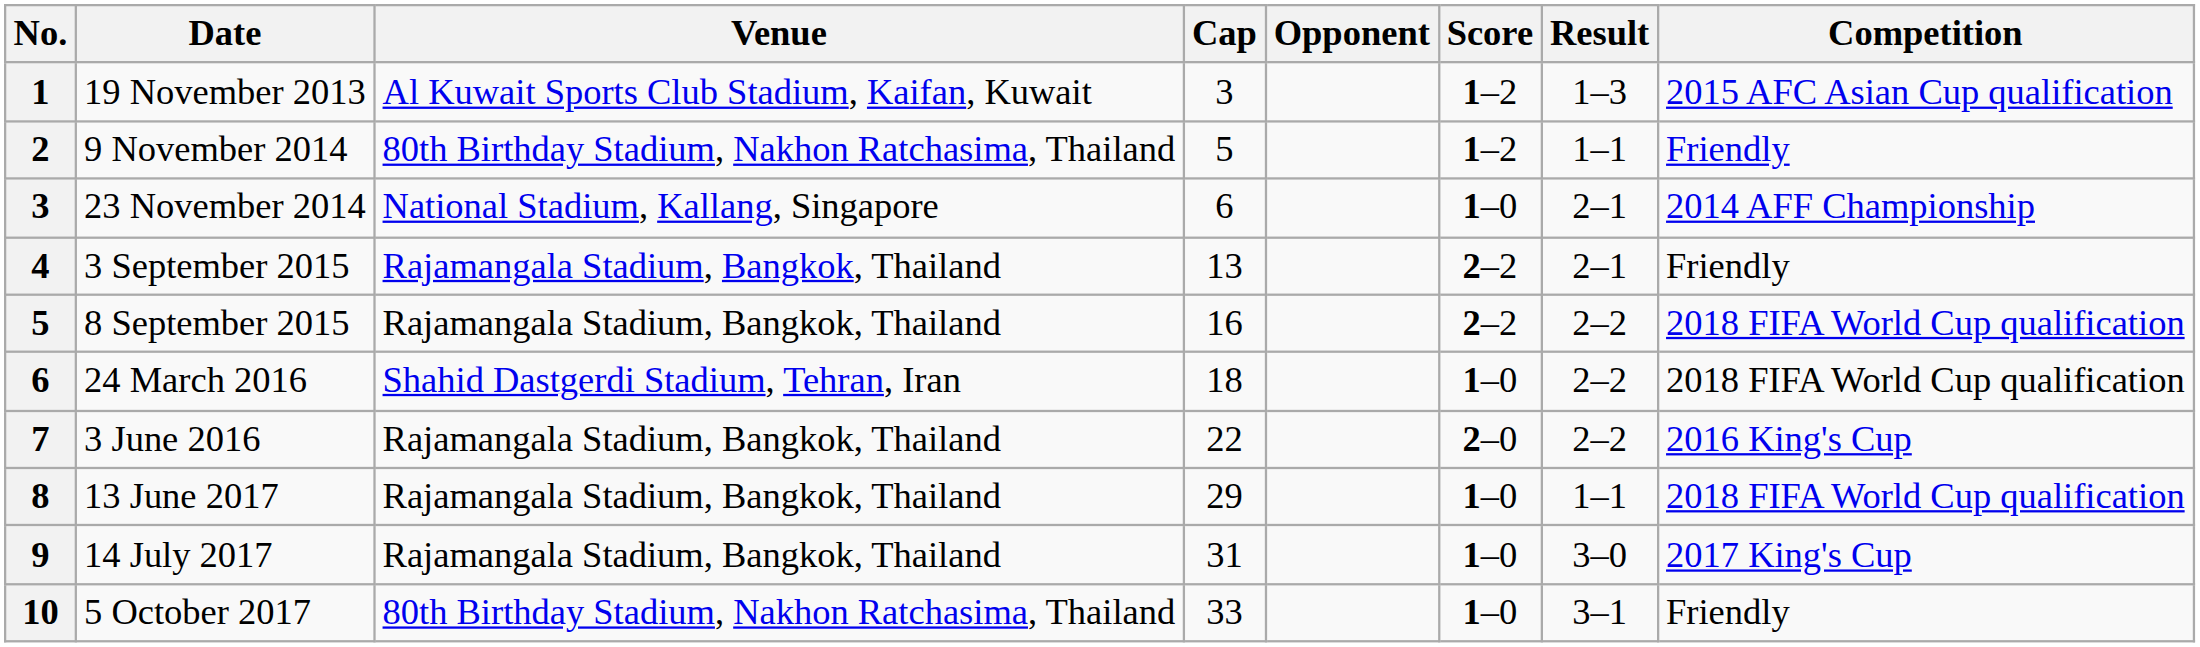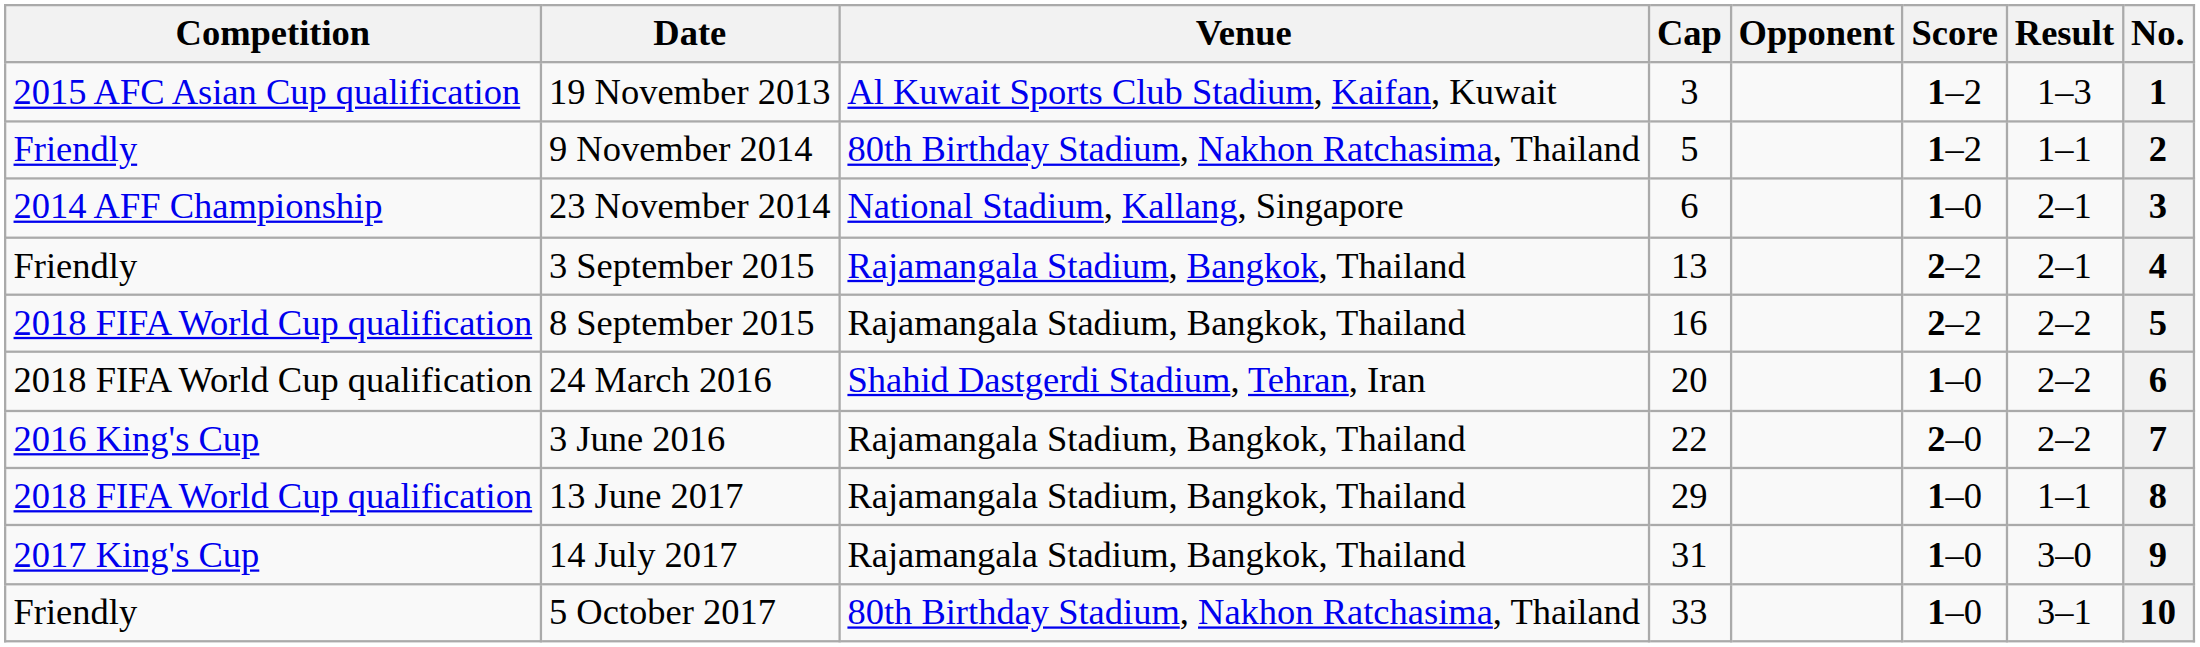columns swapped: (40, 33) <-> (1925, 33)
(1224, 380) 18 -> (1689, 380) 20
